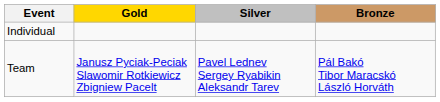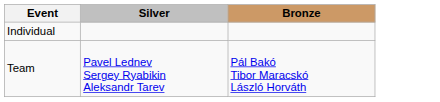- column: (134, 13)
